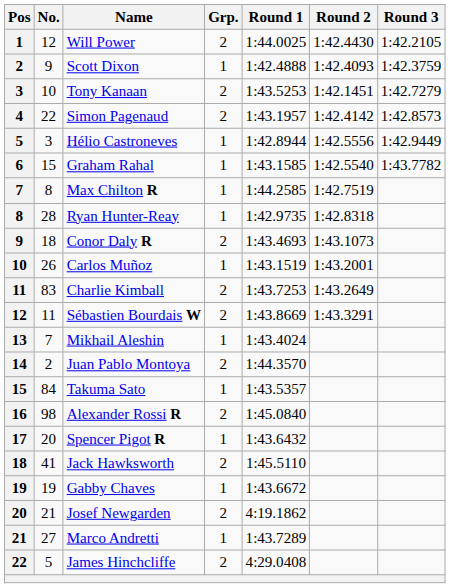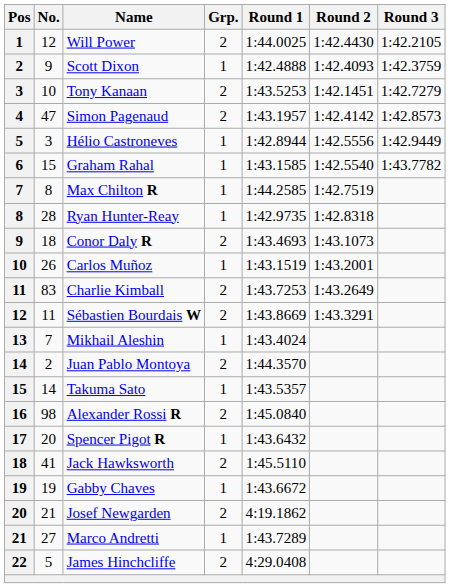(49, 116) 22 -> (49, 116) 47
(49, 389) 84 -> (49, 389) 14
